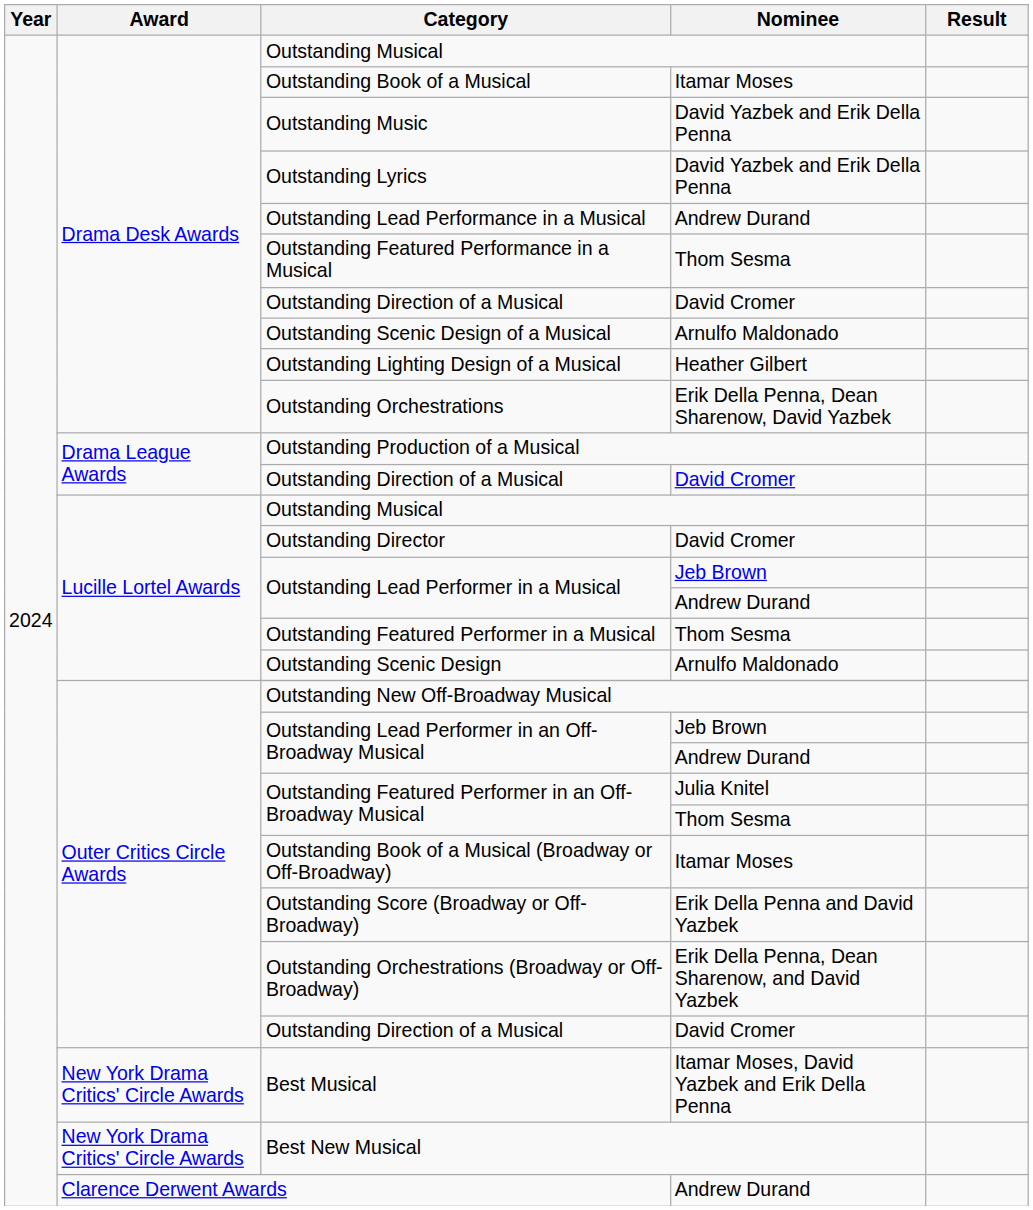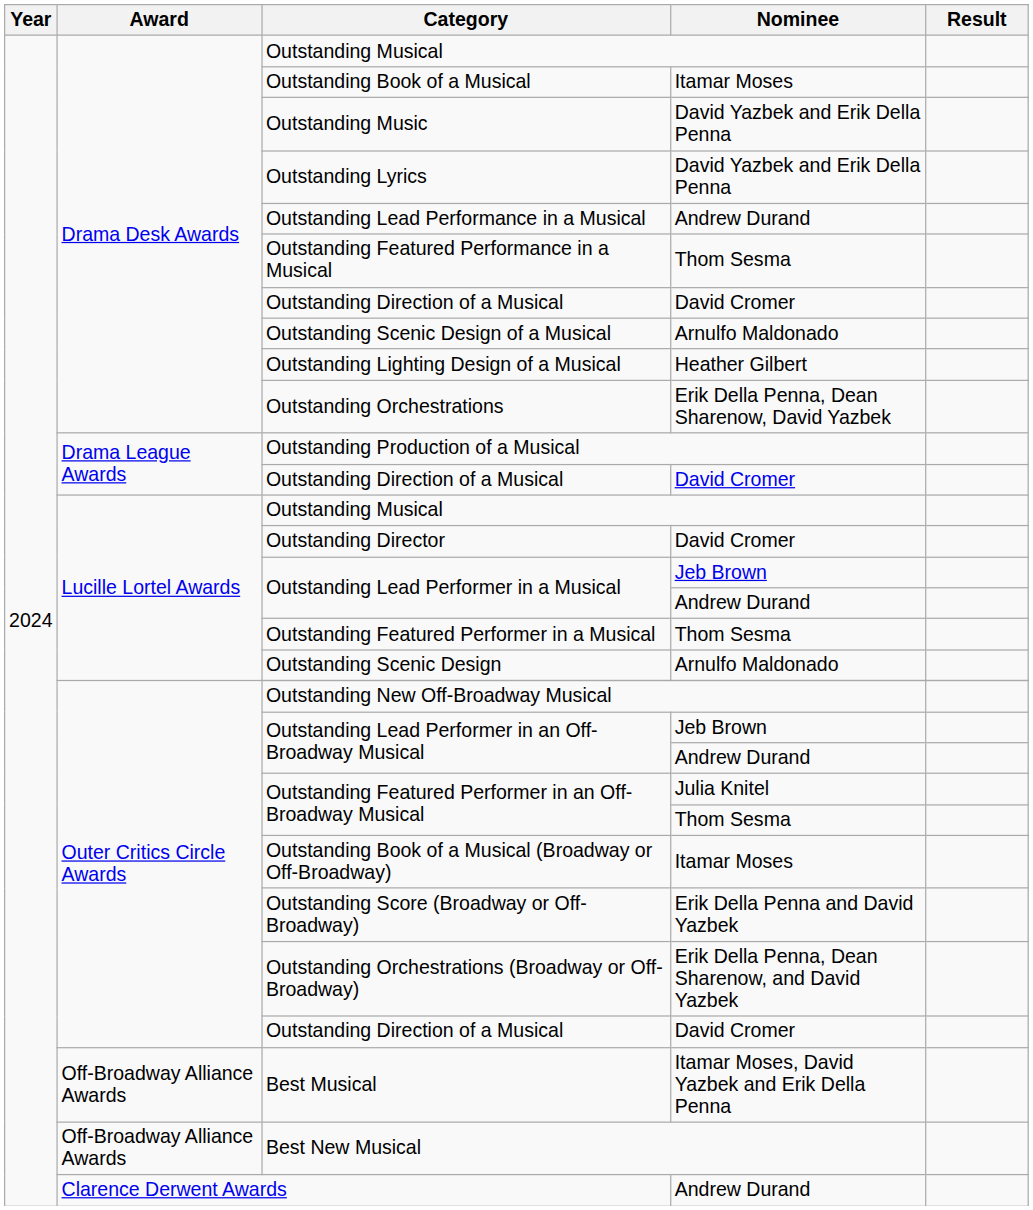(153, 1084) New York Drama Critics' Circle Awards -> (157, 1084) Off-Broadway Alliance Awards
(153, 1148) New York Drama Critics' Circle Awards -> (157, 1148) Off-Broadway Alliance Awards
